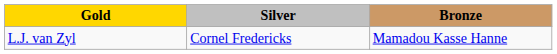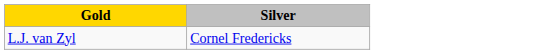- column: (461, 15)
